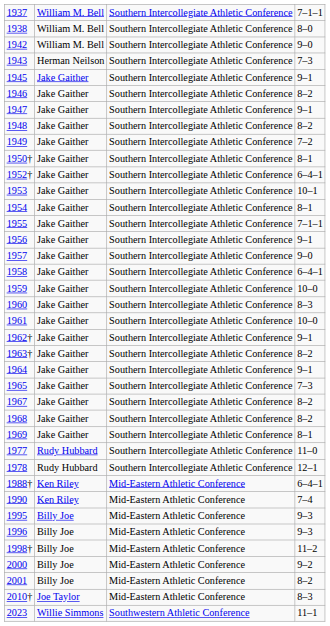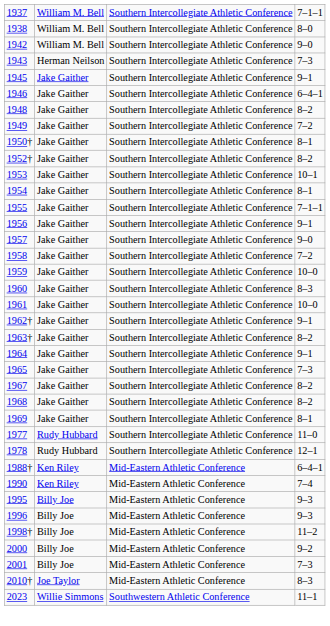(305, 93) 8–2 -> (310, 93) 6–4–1
- row: (17, 110)
(310, 175) 6–4–1 -> (305, 158) 8–2
(310, 272) 6–4–1 -> (305, 256) 7–2
(305, 581) 8–2 -> (305, 564) 7–3
